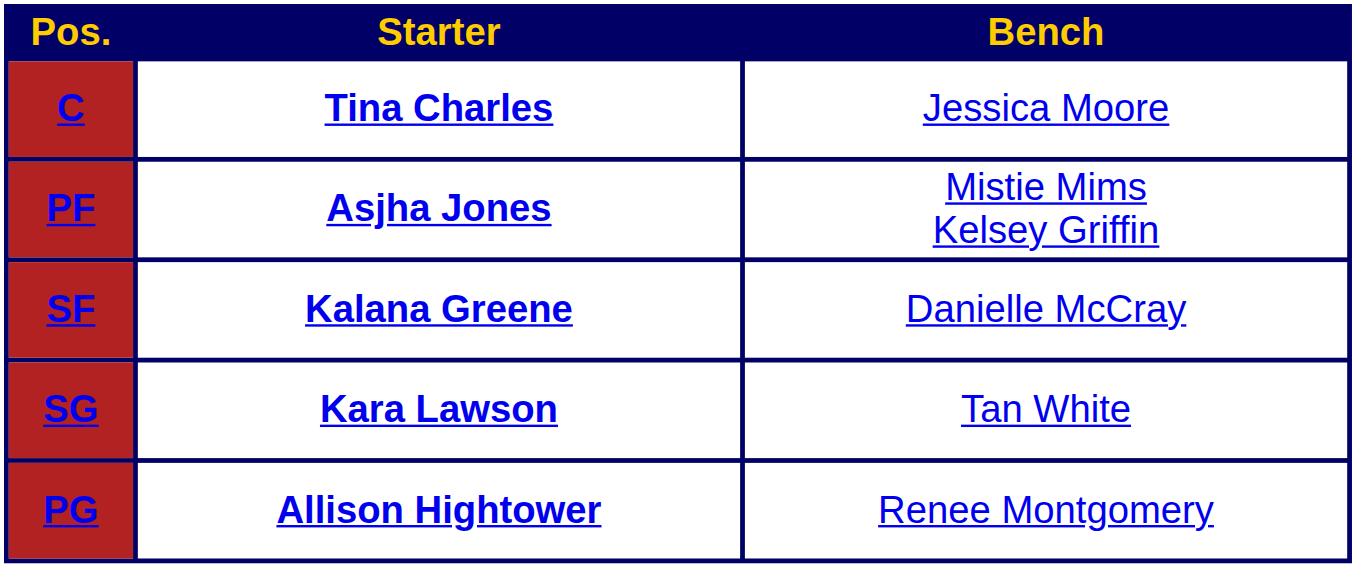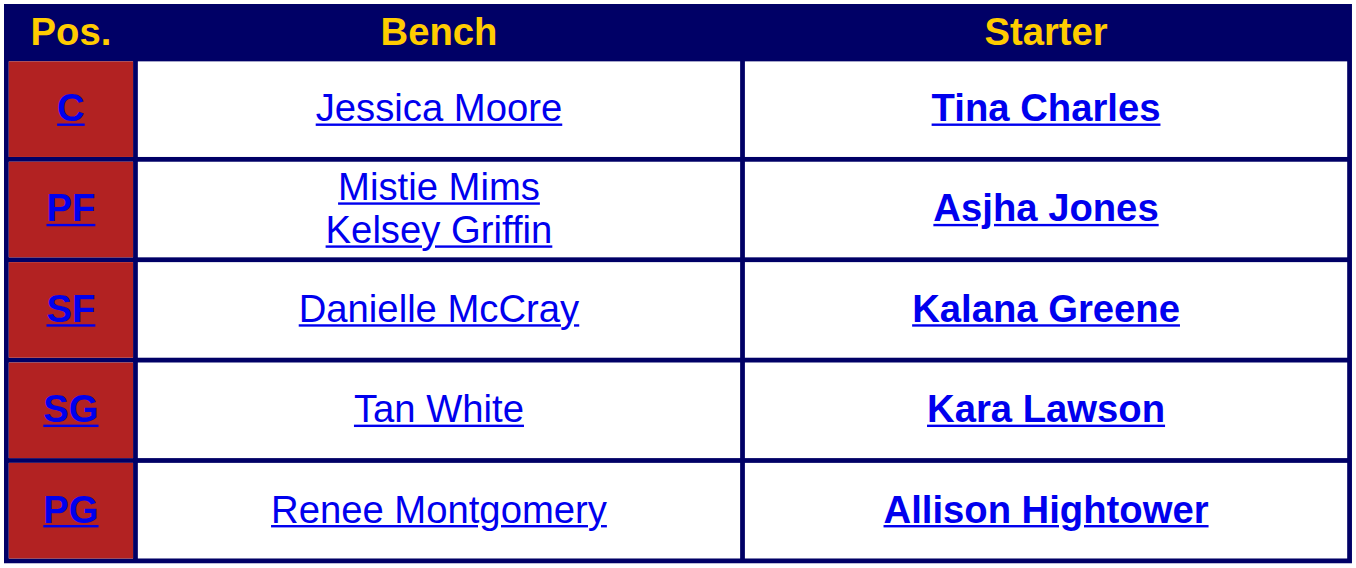columns swapped: (439, 31) <-> (1046, 31)
